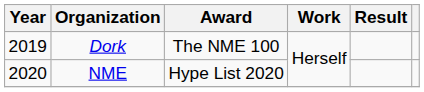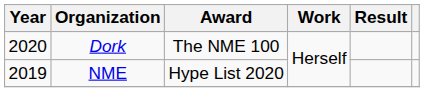(28, 45) 2019 -> (28, 45) 2020
(28, 73) 2020 -> (28, 73) 2019
